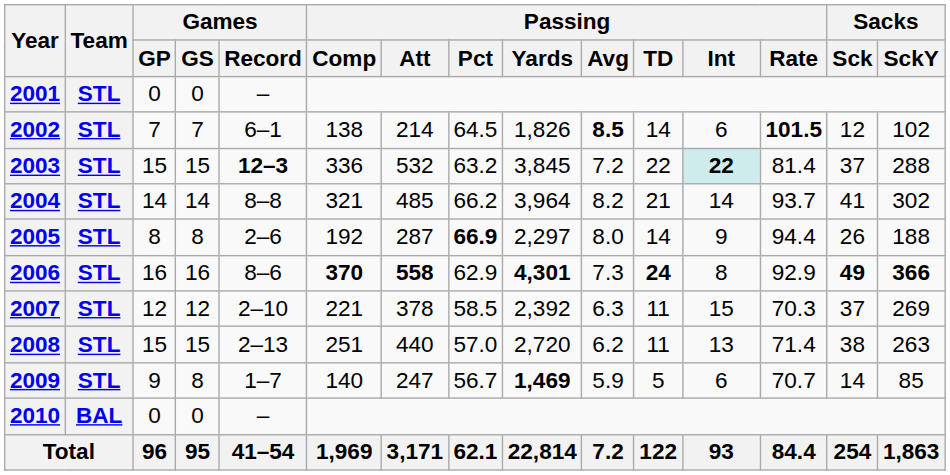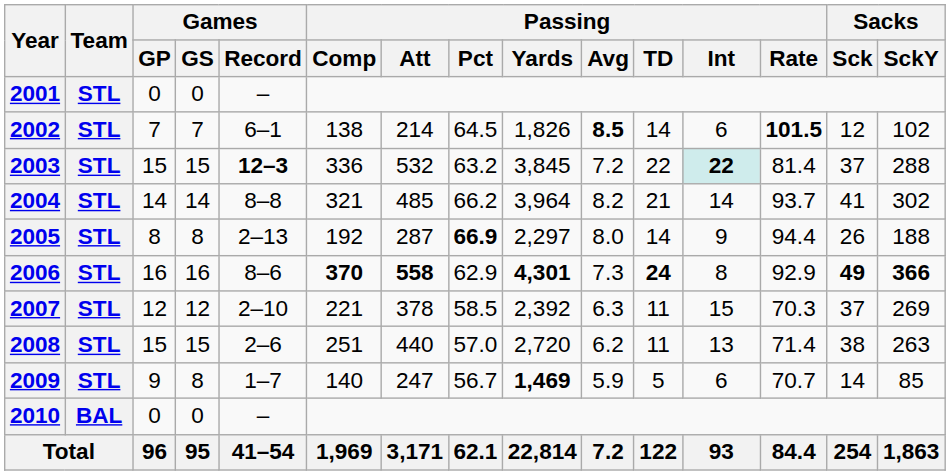(263, 237) 2–6 -> (263, 237) 2–13
(263, 344) 2–13 -> (263, 344) 2–6
